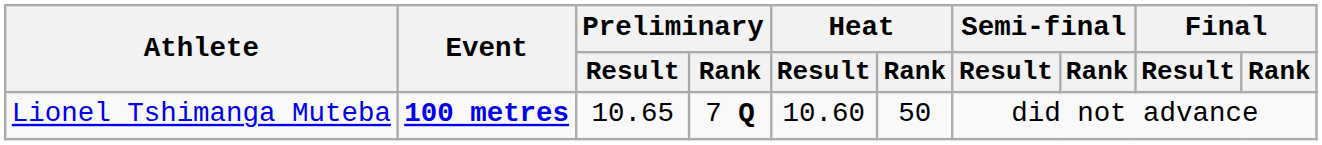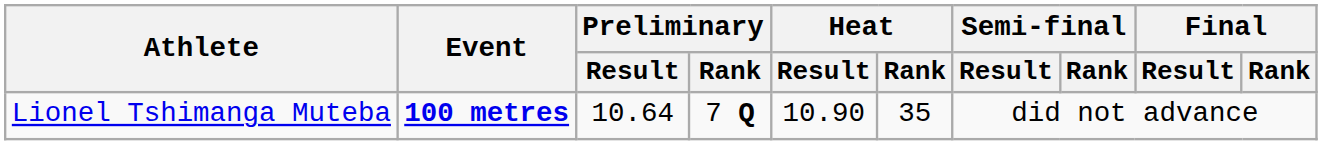(633, 115) 10.65 -> (633, 115) 10.64
(824, 115) 10.60 -> (824, 115) 10.90
(915, 115) 50 -> (915, 115) 35
